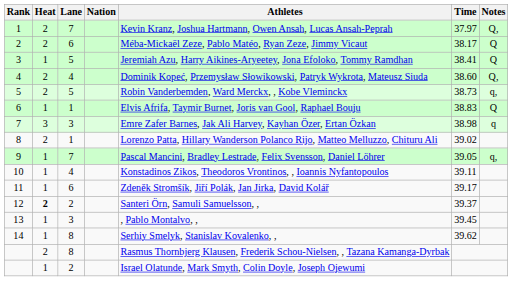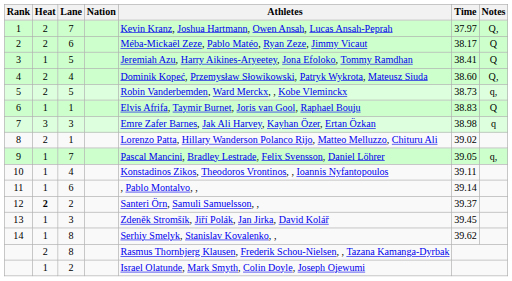(225, 188) Zdeněk Stromšík, Jiří Polák, Jan Jirka, David Kolář -> (159, 188) , Pablo Montalvo, ,
(465, 188) 39.17 -> (465, 188) 39.14
(159, 220) , Pablo Montalvo, , -> (225, 220) Zdeněk Stromšík, Jiří Polák, Jan Jirka, David Kolář
